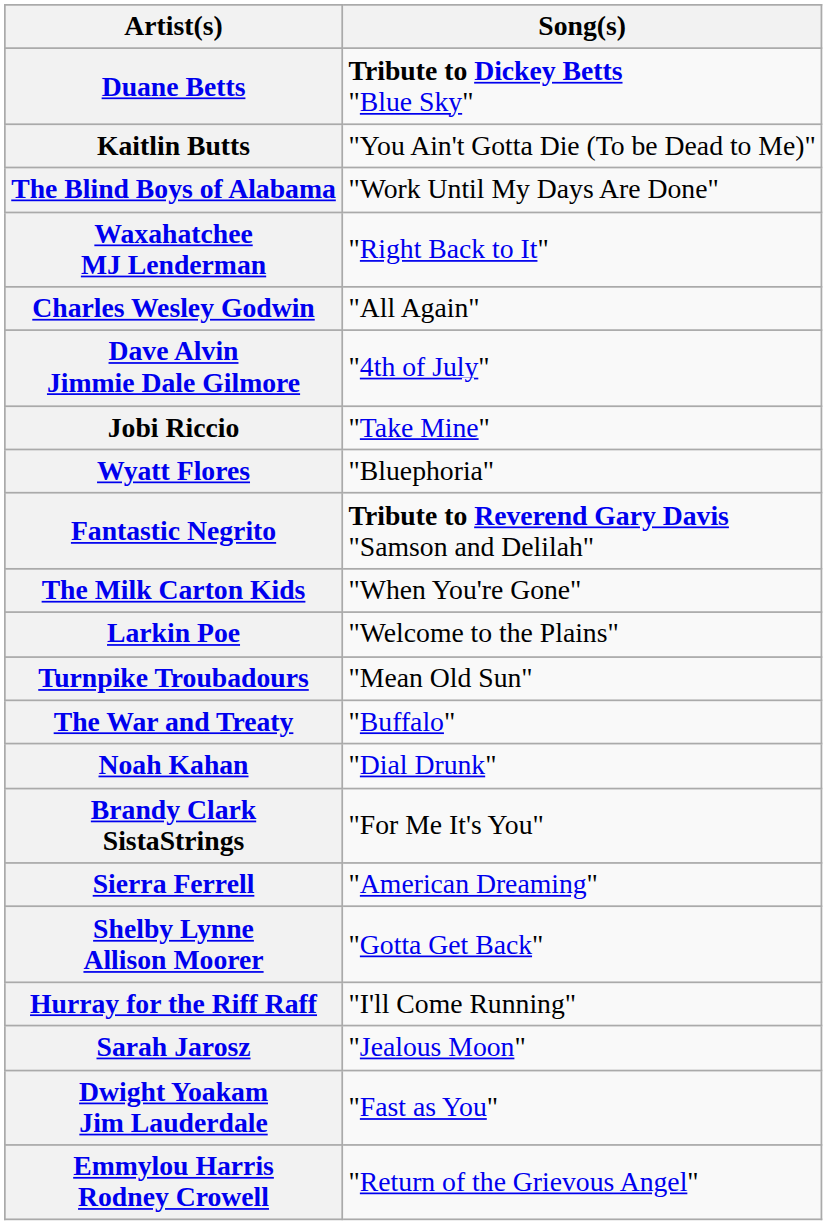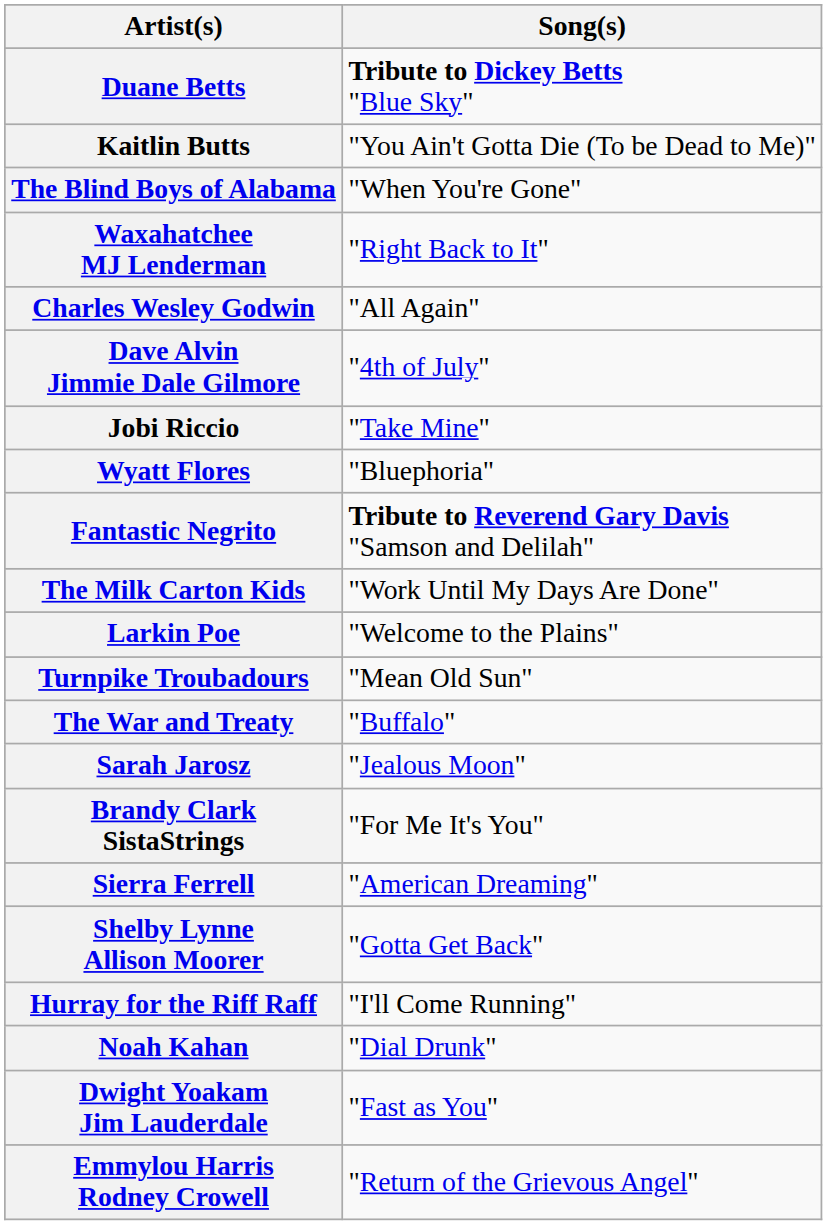(534, 189) "Work Until My Days Are Done" -> (465, 189) "When You're Gone"
(465, 589) "When You're Gone" -> (534, 589) "Work Until My Days Are Done"
rows swapped: (174, 1047) <-> (174, 765)
